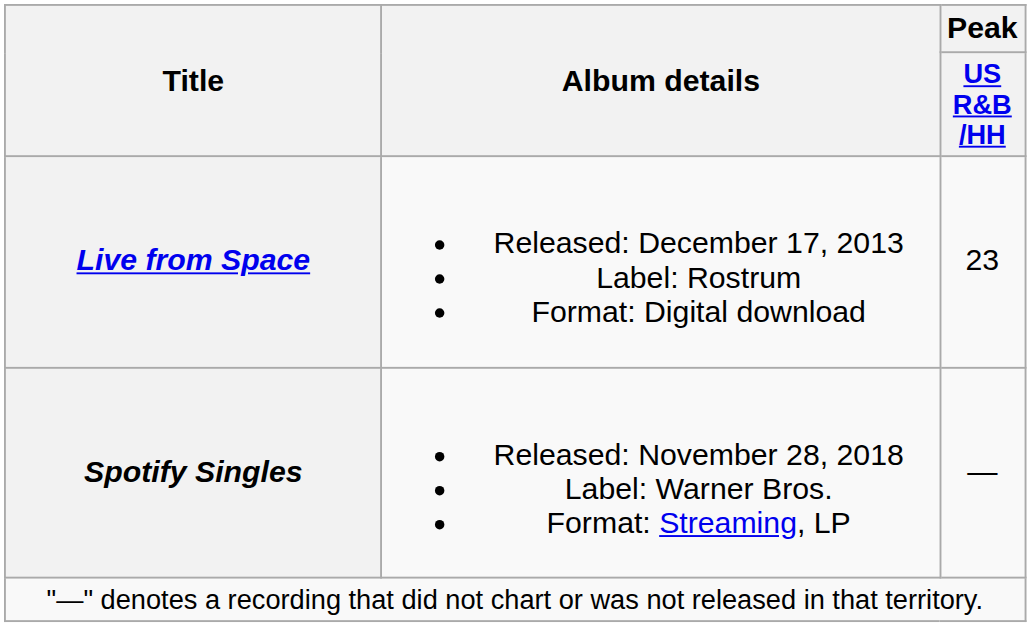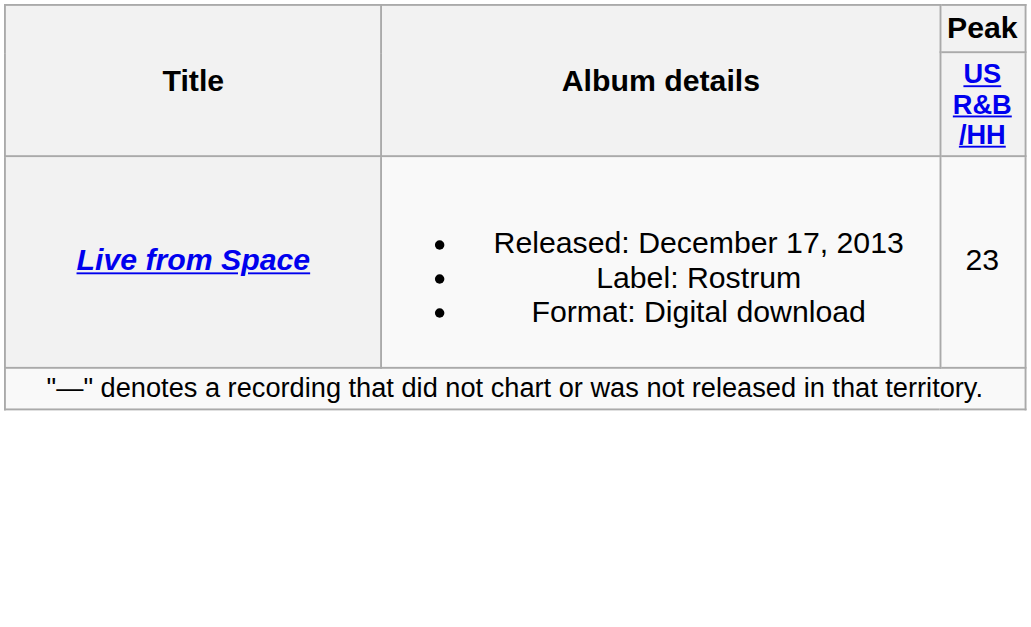- row: (193, 471)
